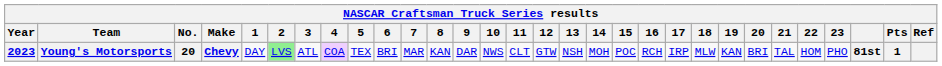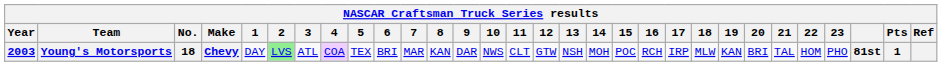(21, 51) 2023 -> (21, 51) 2003
(188, 51) 20 -> (188, 51) 18
